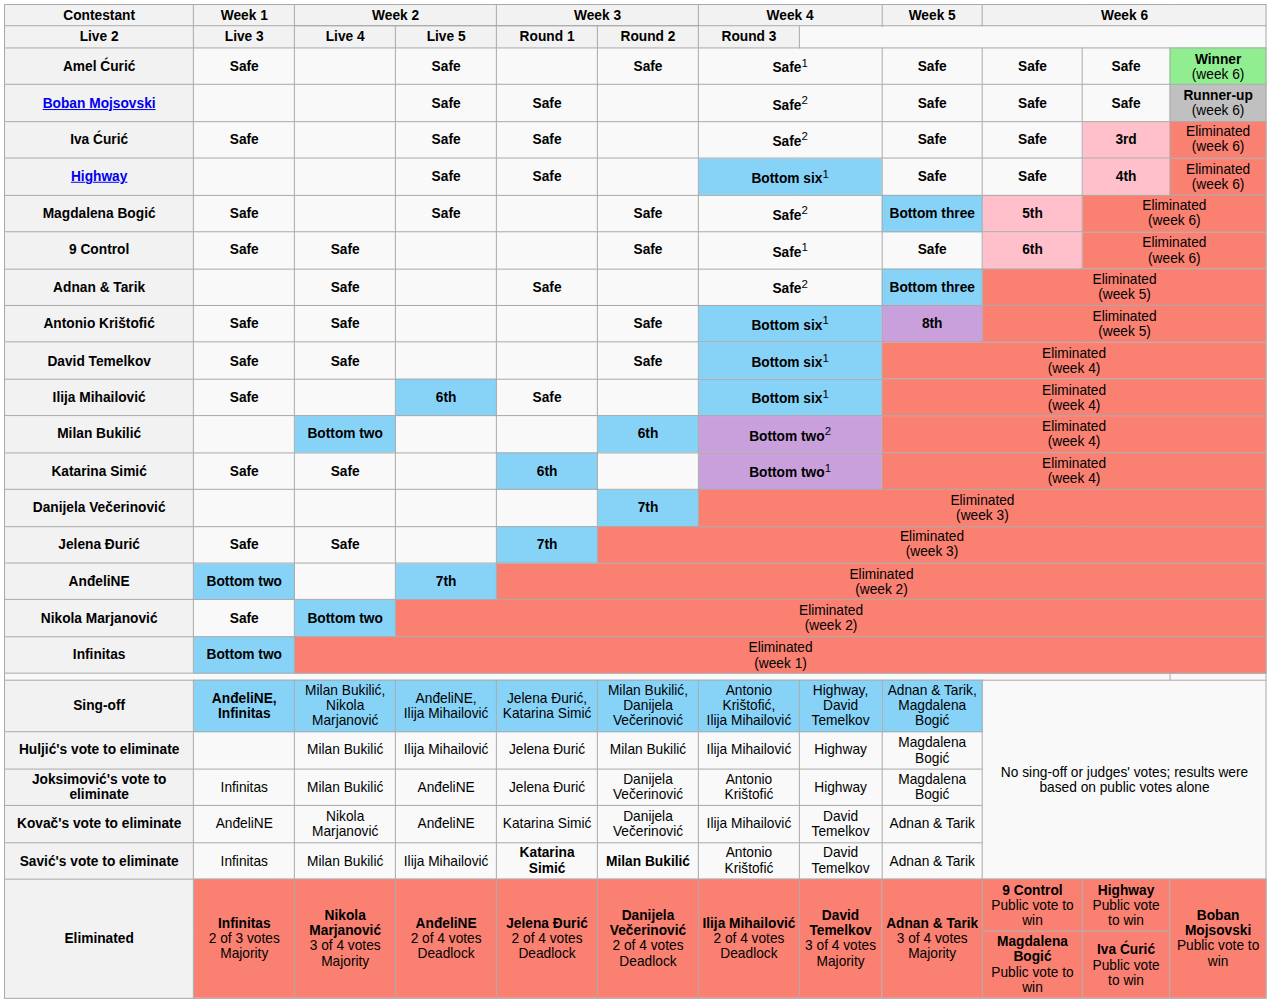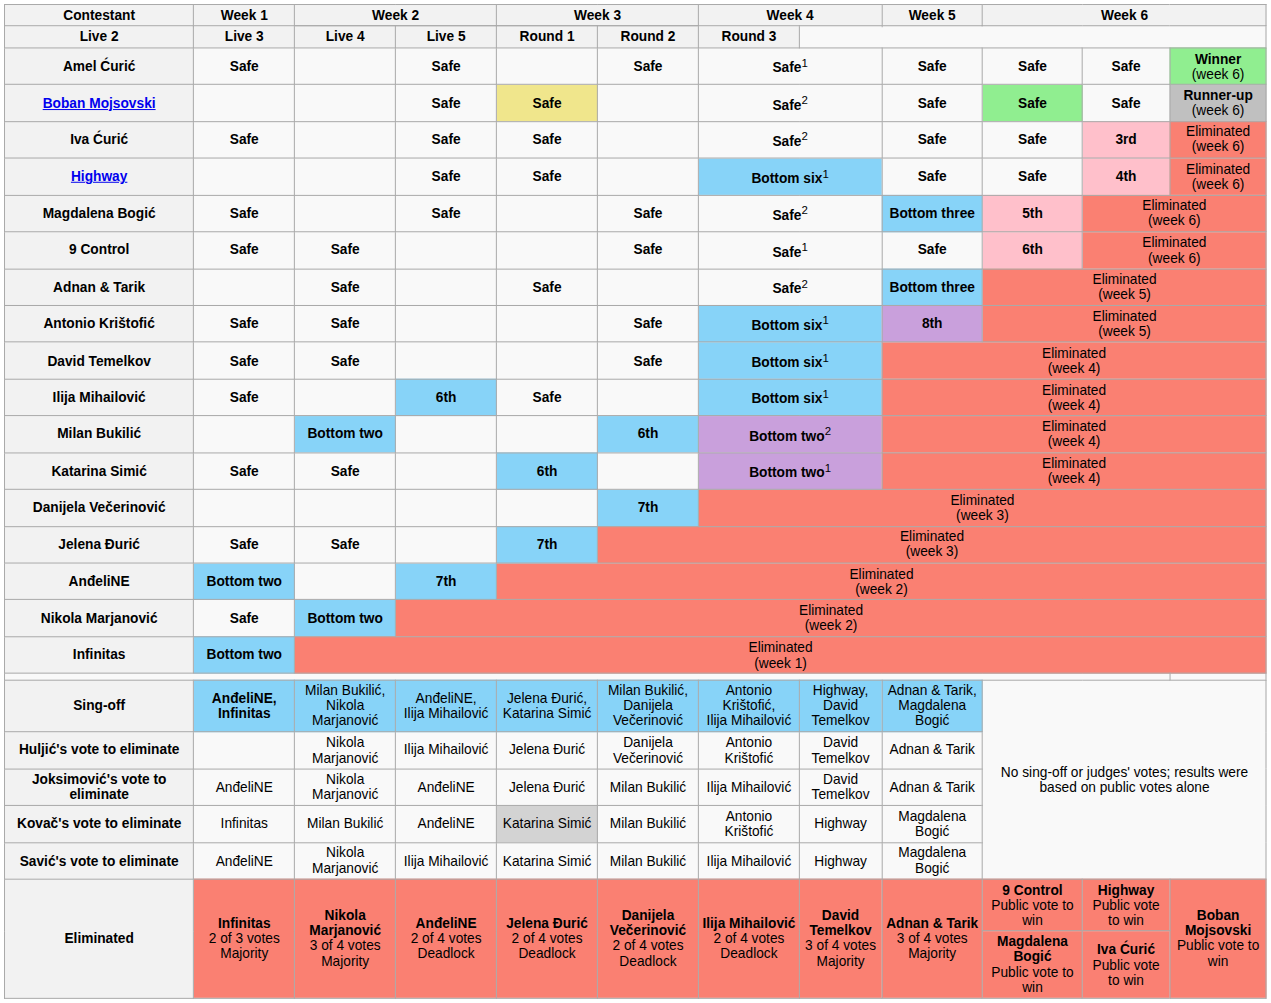(547, 103) no background -> (547, 103) khaki background
(1032, 103) no background -> (1032, 103) lightgreen background
(345, 750) Milan Bukilić -> (345, 750) Nikola Marjanović
(648, 750) Milan Bukilić -> (648, 750) Danijela Večerinović
(749, 750) Ilija Mihailović -> (749, 750) Antonio Krištofić
(841, 750) Highway -> (841, 750) David Temelkov
(932, 750) Magdalena Bogić -> (932, 750) Adnan & Tarik
(244, 787) Infinitas -> (244, 787) AnđeliNE
(345, 787) Milan Bukilić -> (345, 787) Nikola Marjanović
(648, 787) Danijela Večerinović -> (648, 787) Milan Bukilić
(749, 787) Antonio Krištofić -> (749, 787) Ilija Mihailović
(841, 787) Highway -> (841, 787) David Temelkov
(932, 787) Magdalena Bogić -> (932, 787) Adnan & Tarik
(244, 823) AnđeliNE -> (244, 823) Infinitas
(345, 823) Nikola Marjanović -> (345, 823) Milan Bukilić
(547, 823) no background -> (547, 823) lightgrey background
(648, 823) Danijela Večerinović -> (648, 823) Milan Bukilić
(749, 823) Ilija Mihailović -> (749, 823) Antonio Krištofić
(841, 823) David Temelkov -> (841, 823) Highway
(932, 823) Adnan & Tarik -> (932, 823) Magdalena Bogić
(244, 860) Infinitas -> (244, 860) AnđeliNE
(345, 860) Milan Bukilić -> (345, 860) Nikola Marjanović
(547, 860) bold -> (547, 860) normal
(648, 860) bold -> (648, 860) normal
(749, 860) Antonio Krištofić -> (749, 860) Ilija Mihailović
(841, 860) David Temelkov -> (841, 860) Highway
(932, 860) Adnan & Tarik -> (932, 860) Magdalena Bogić
